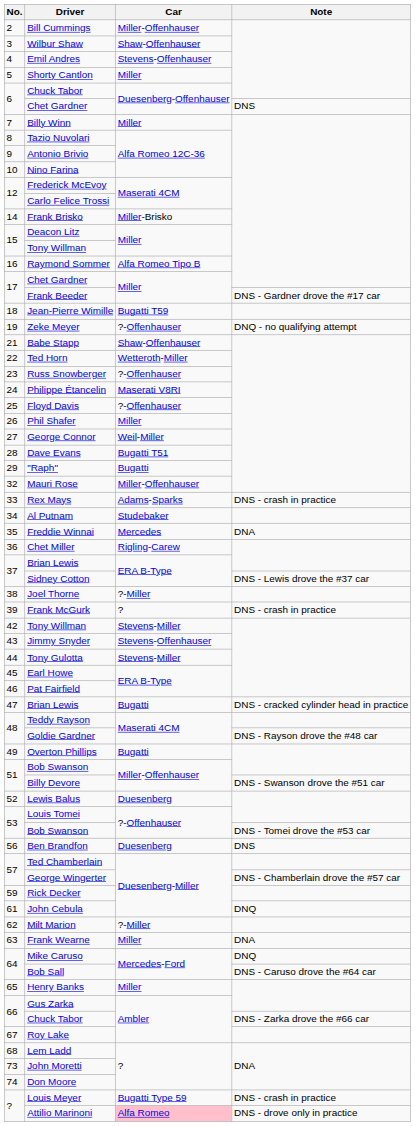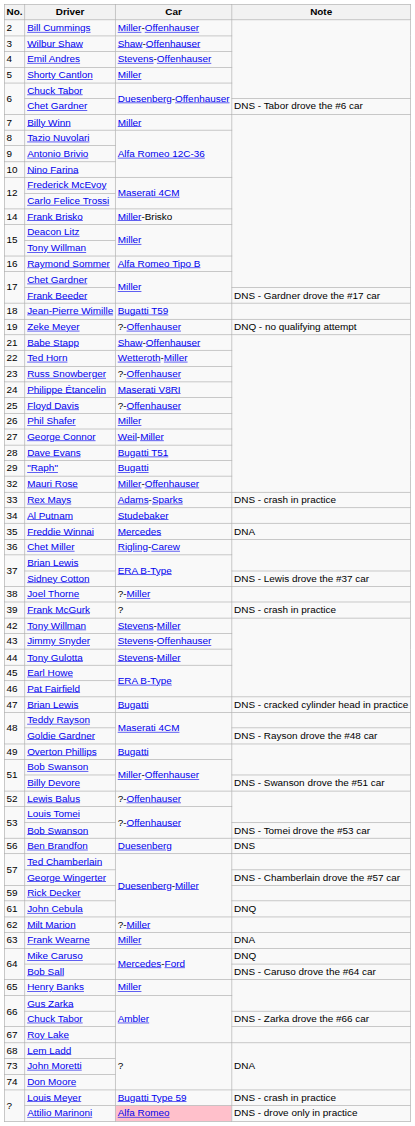(245, 106) DNS -> (298, 106) DNS - Tabor drove the #6 car
(145, 798) Duesenberg -> (149, 798) ?-Offenhauser
